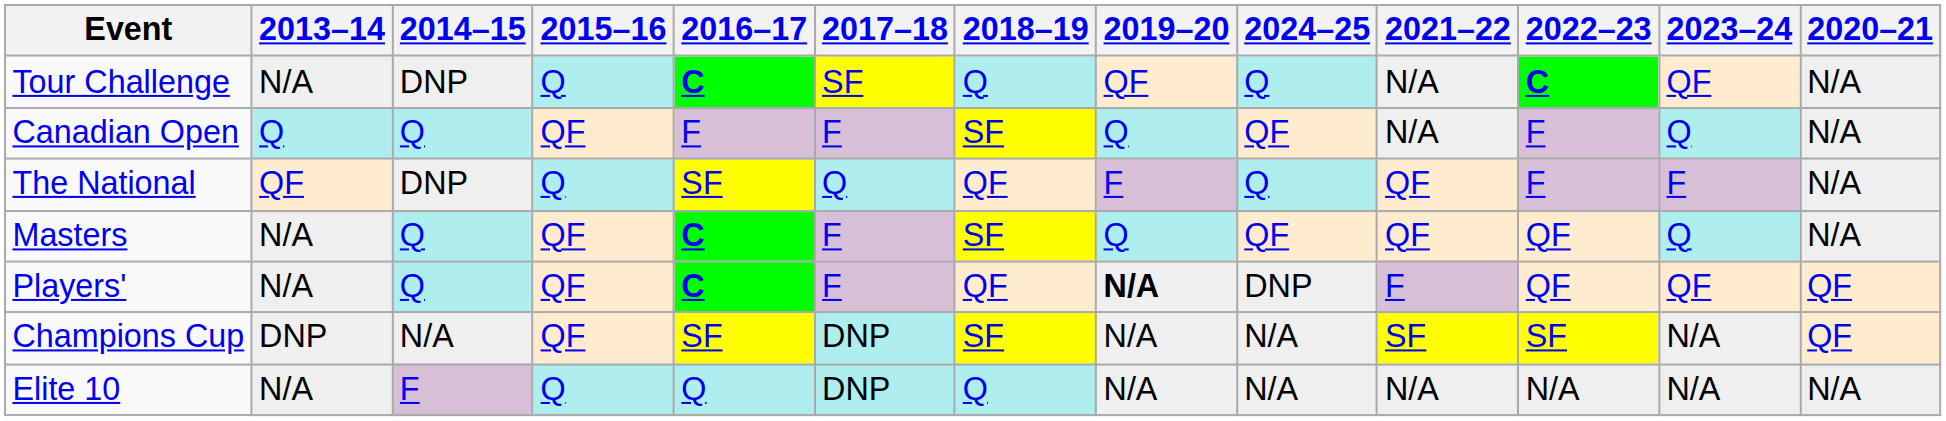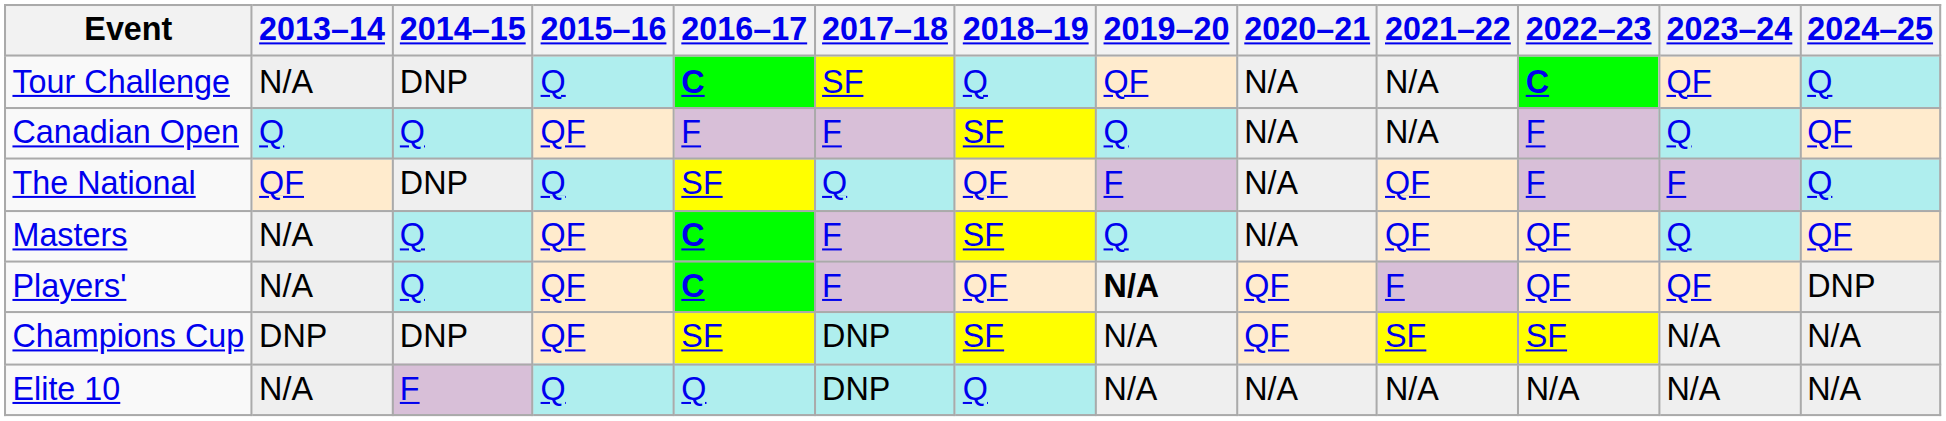columns swapped: (1870, 30) <-> (1307, 30)
(427, 337) N/A -> (434, 337) DNP
